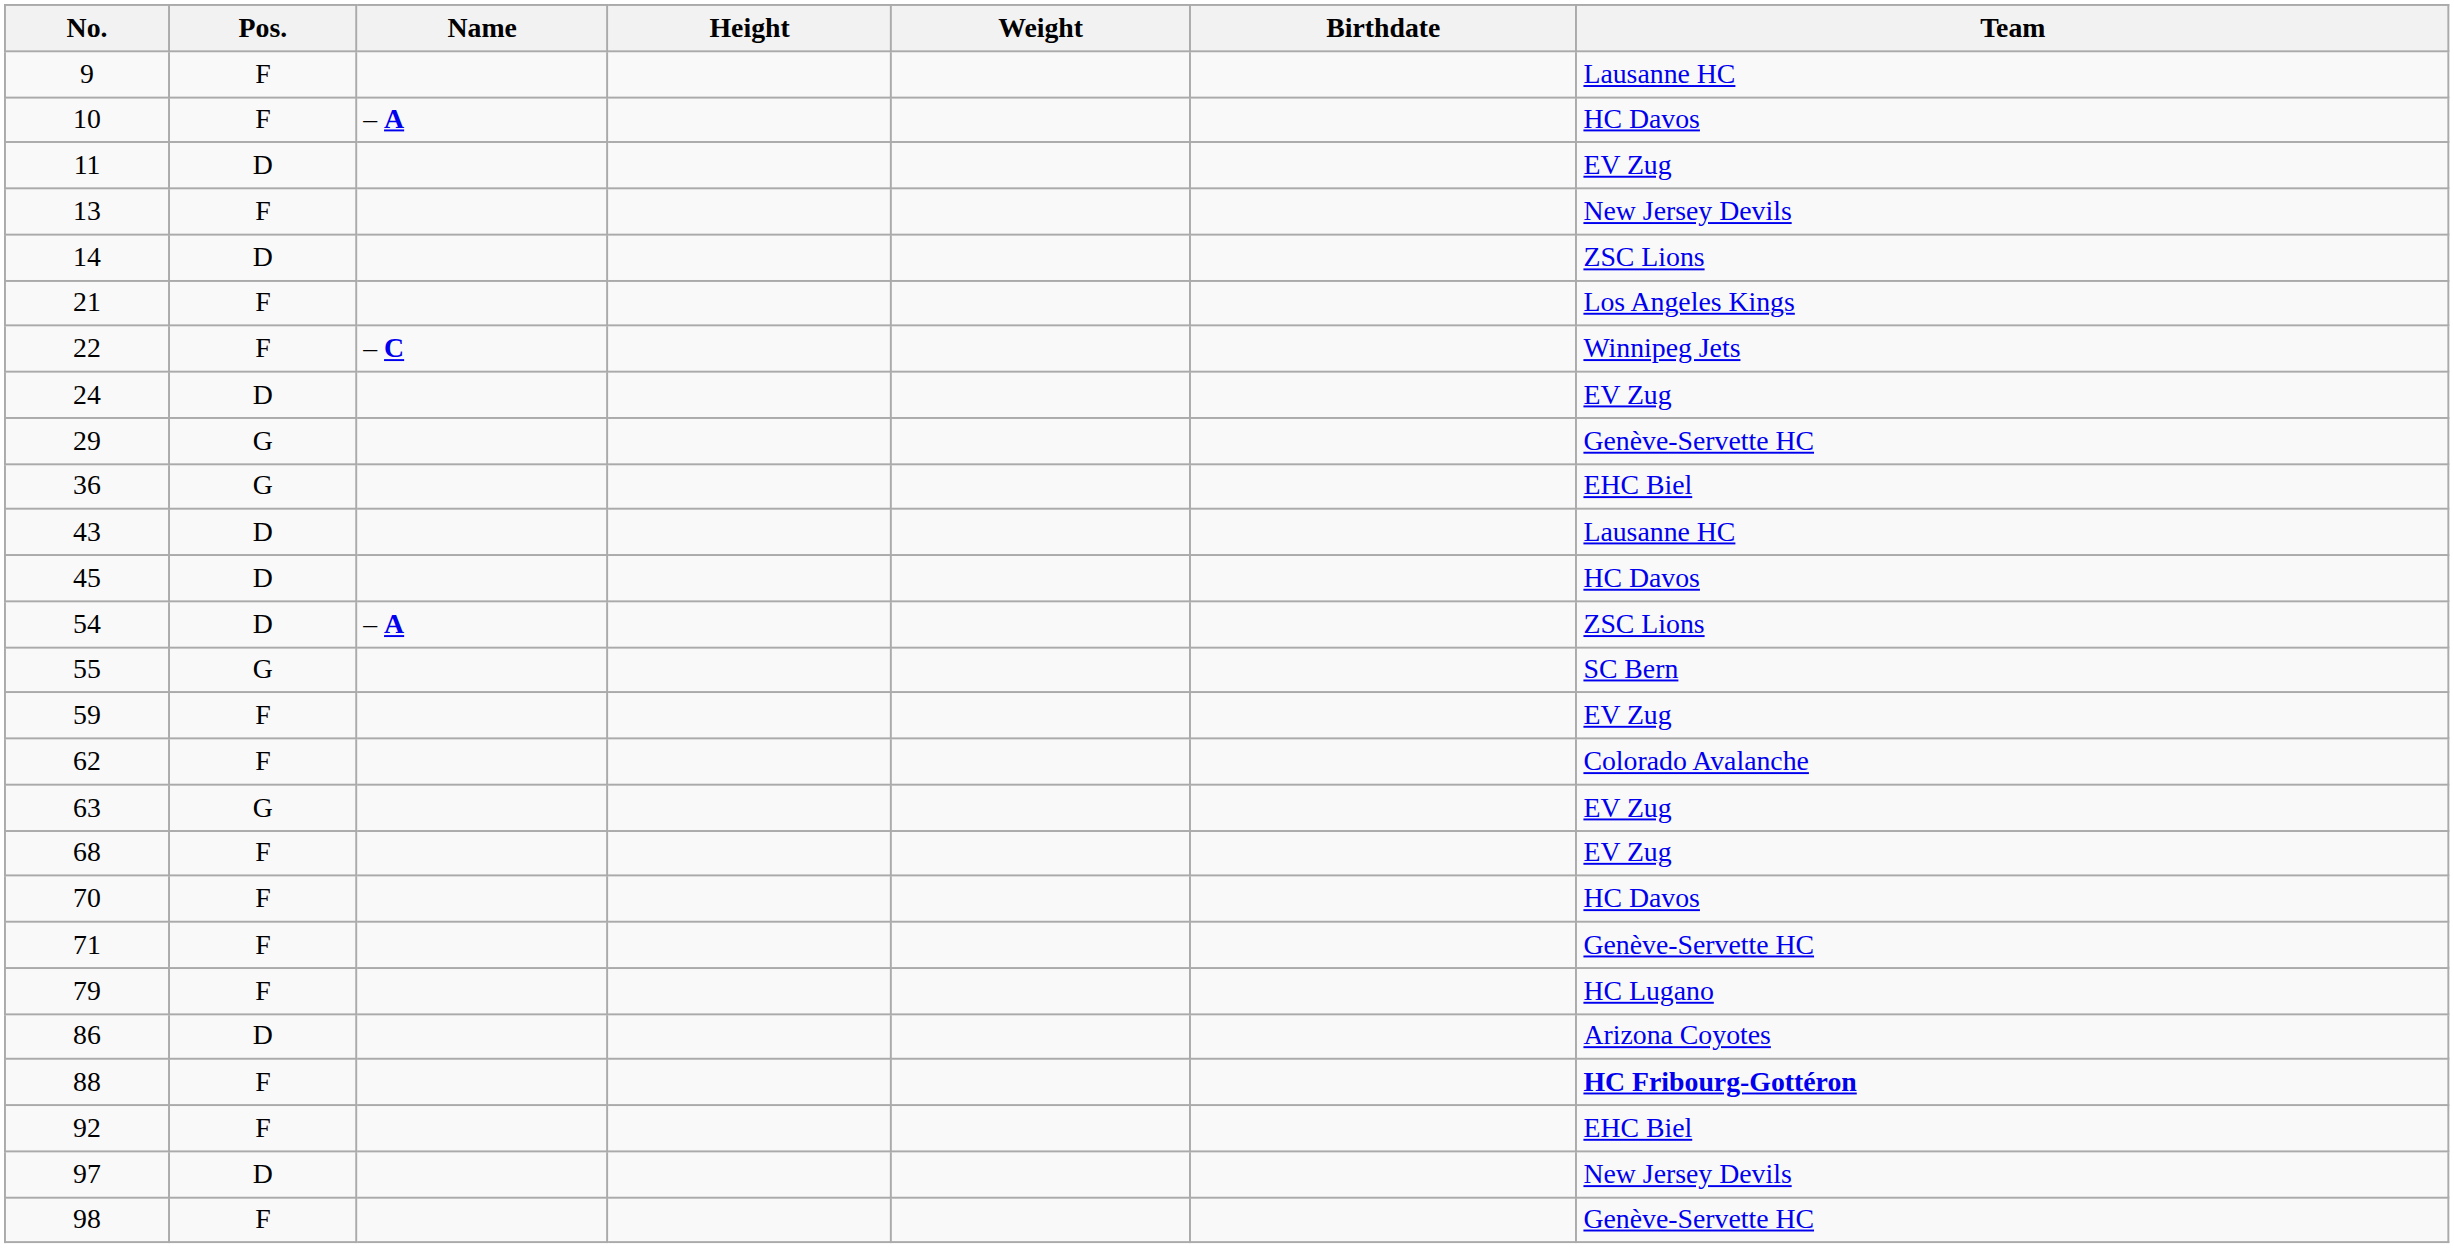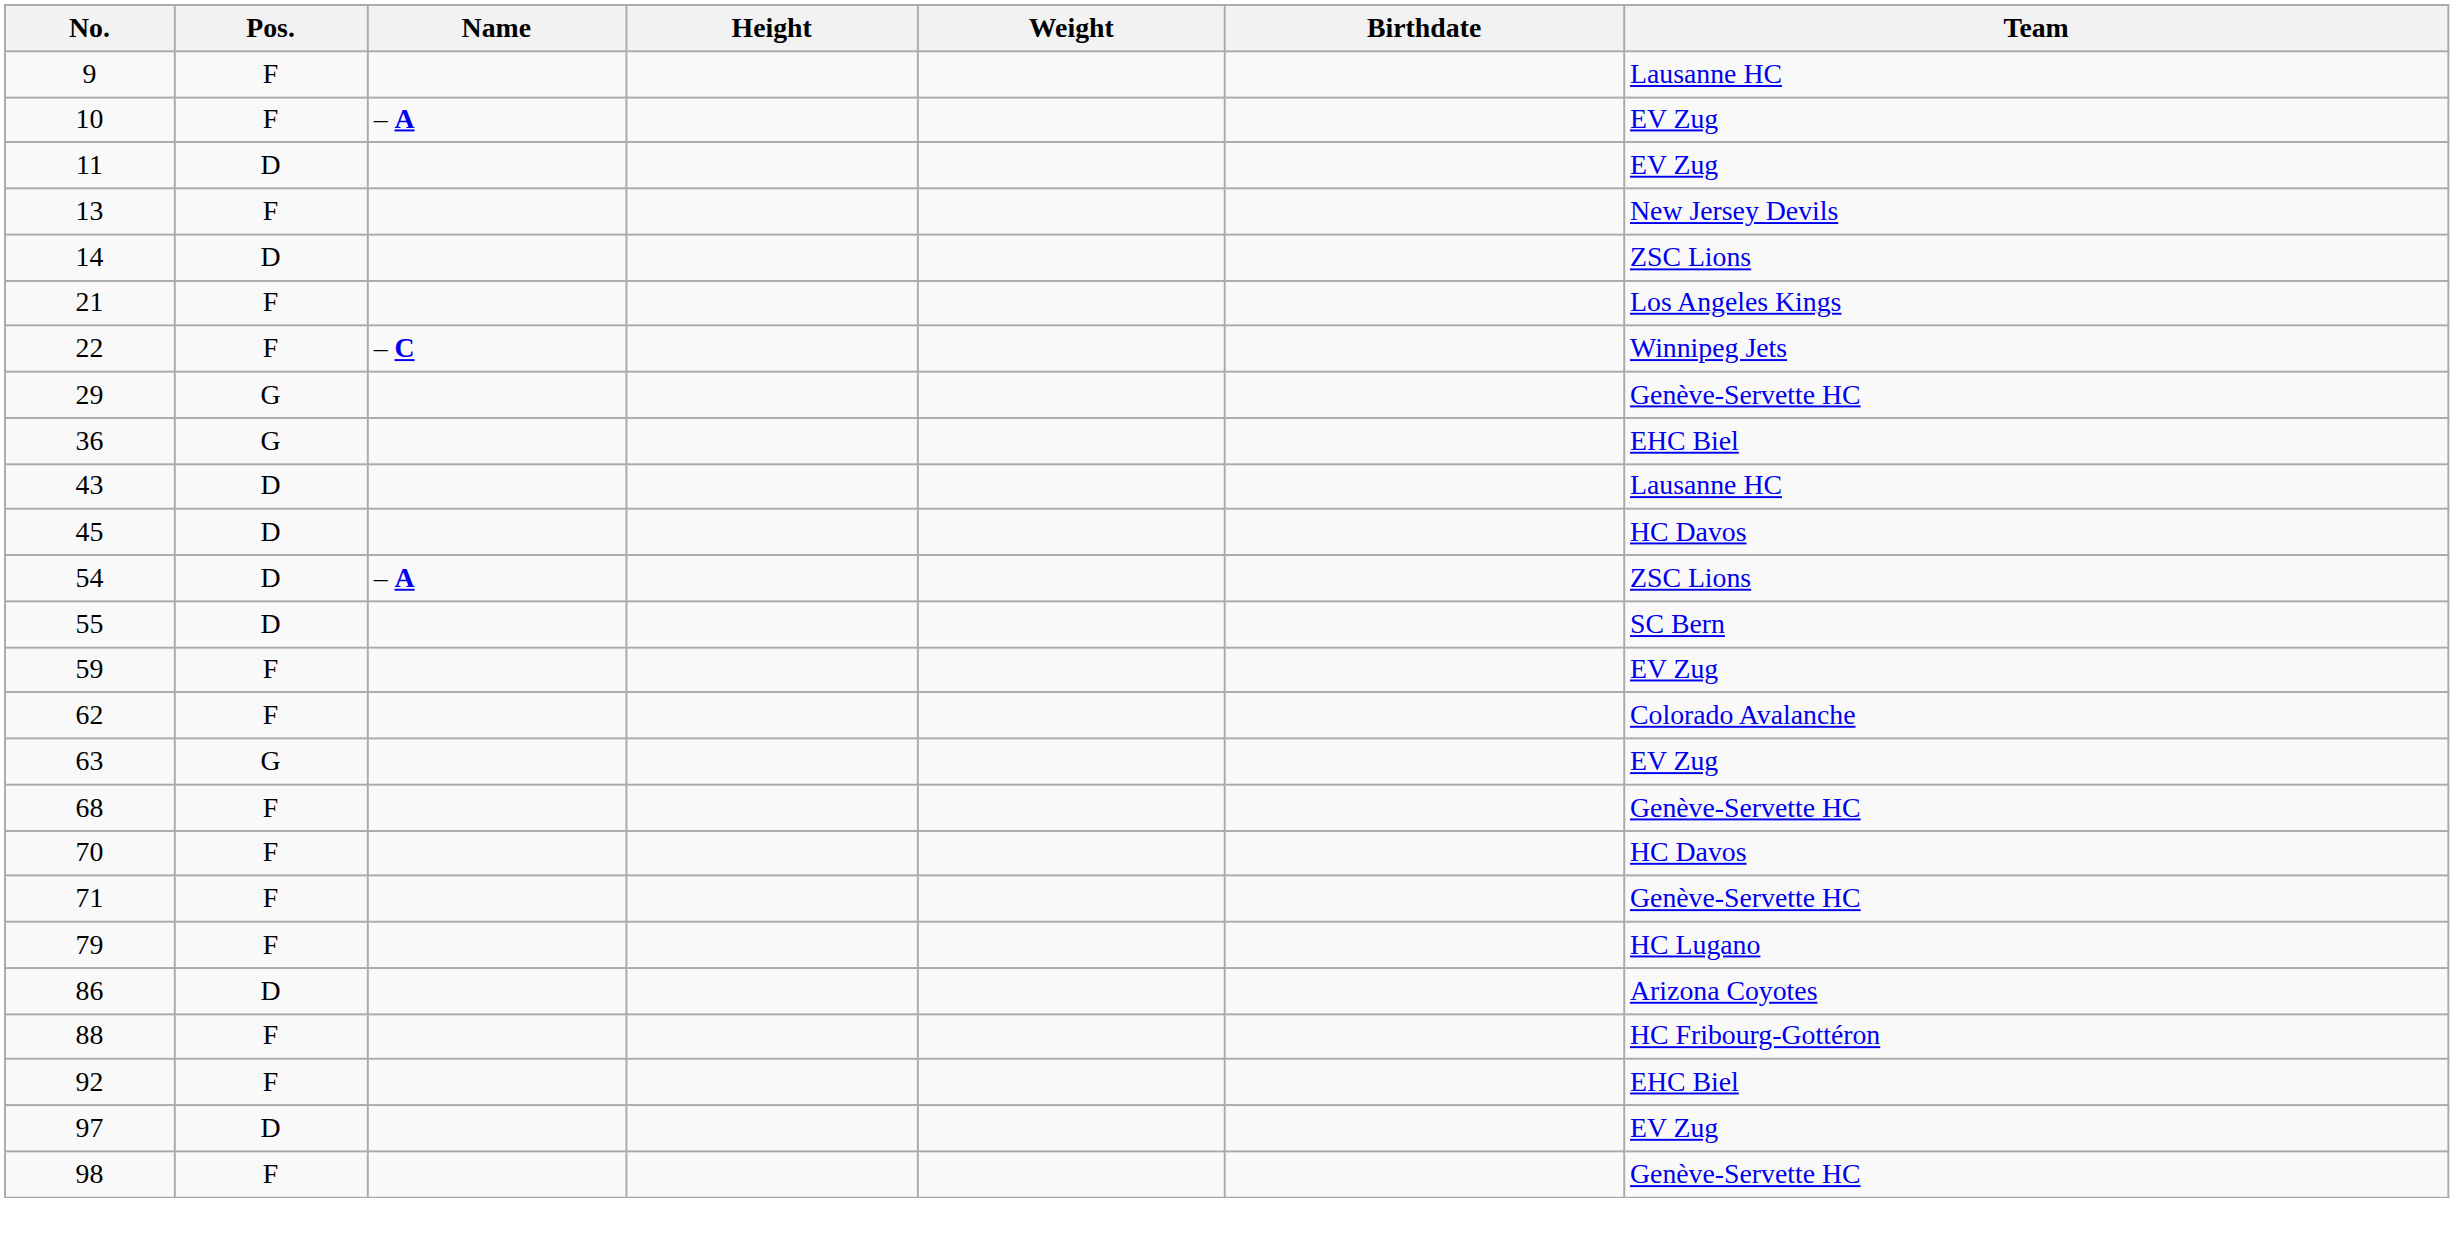(1642, 119) HC Davos -> (1674, 119) EV Zug
- row: (87, 394)
(263, 669) G -> (271, 623) D
(1628, 852) EV Zug -> (1745, 807) Genève-Servette HC
(1720, 1082) bold -> (1755, 1036) normal
(1688, 1173) New Jersey Devils -> (1674, 1127) EV Zug
